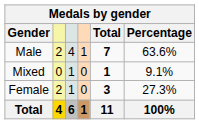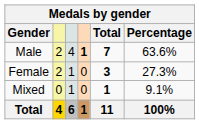(84, 52) normal -> (84, 52) bold
rows swapped: (29, 90) <-> (29, 71)
